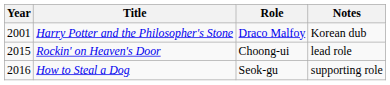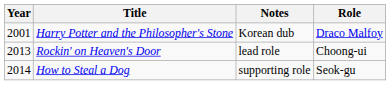columns swapped: (272, 13) <-> (347, 13)
(19, 51) 2015 -> (19, 51) 2013
(19, 70) 2016 -> (19, 70) 2014
